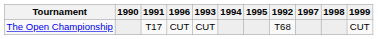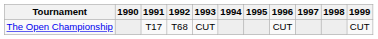columns swapped: (282, 12) <-> (179, 12)
